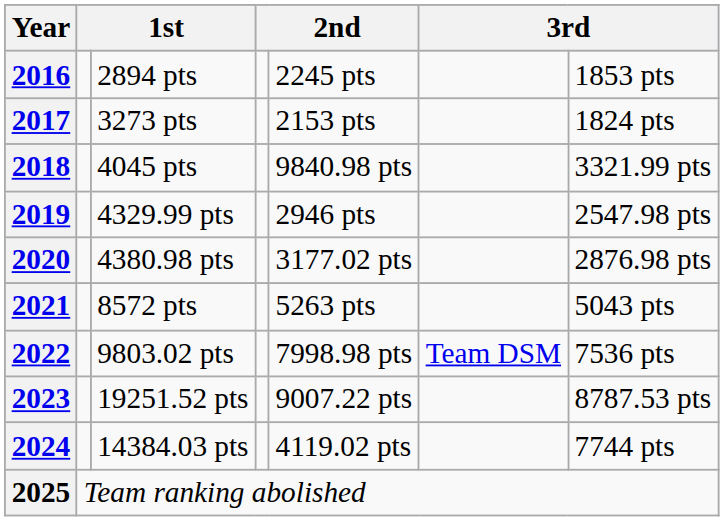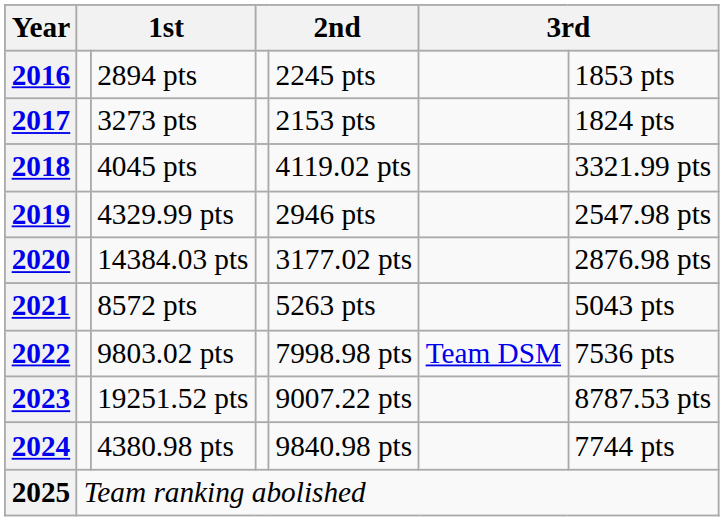(344, 167) 9840.98 pts -> (343, 167) 4119.02 pts
(166, 259) 4380.98 pts -> (173, 259) 14384.03 pts
(173, 445) 14384.03 pts -> (166, 445) 4380.98 pts
(343, 445) 4119.02 pts -> (344, 445) 9840.98 pts
